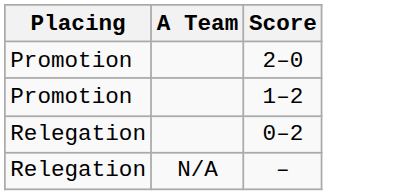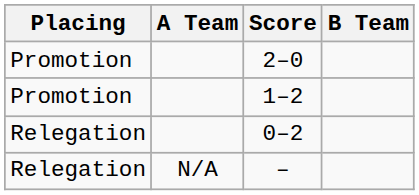+ column: (368, 23)
